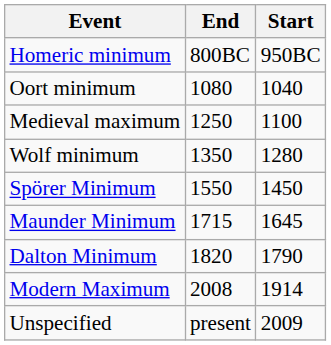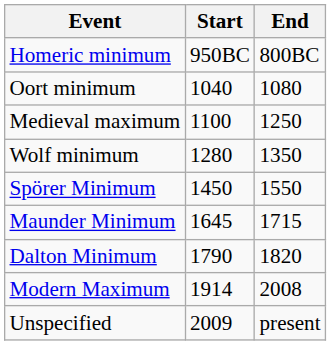columns swapped: (291, 21) <-> (220, 21)
